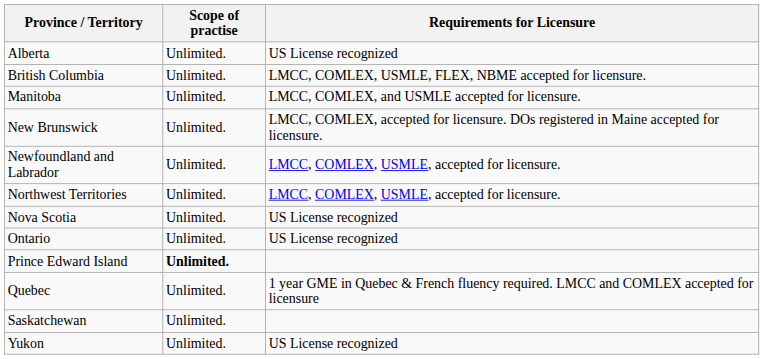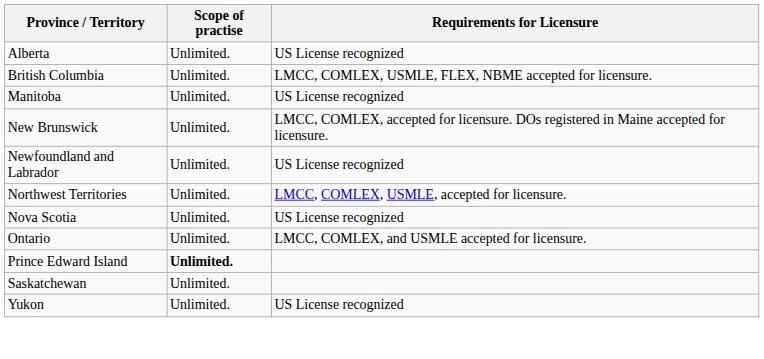(425, 97) LMCC, COMLEX, and USMLE accepted for licensure. -> (339, 97) US License recognized
(415, 165) LMCC, COMLEX, USMLE, accepted for licensure. -> (339, 165) US License recognized
(333, 239) US License recognized -> (431, 239) LMCC, COMLEX, and USMLE accepted for licensure.
- row: (29, 291)
